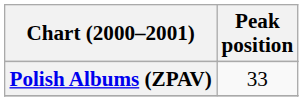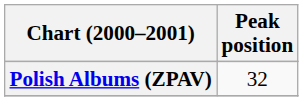(257, 78) 33 -> (257, 78) 32
